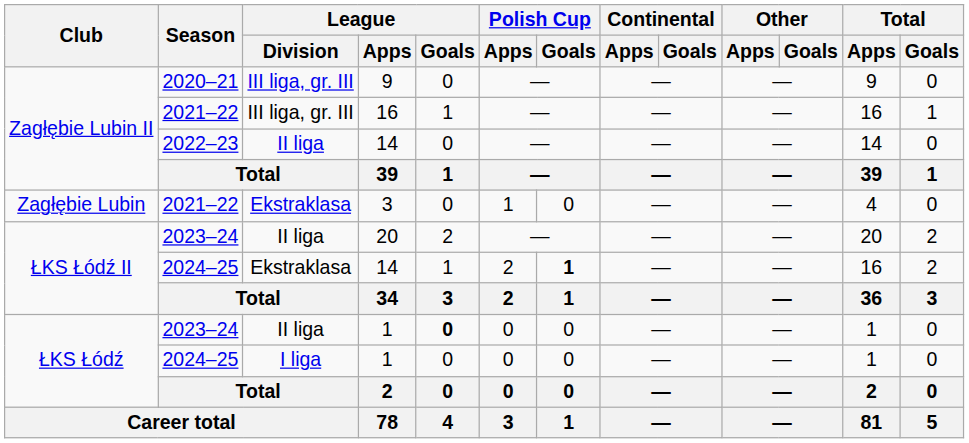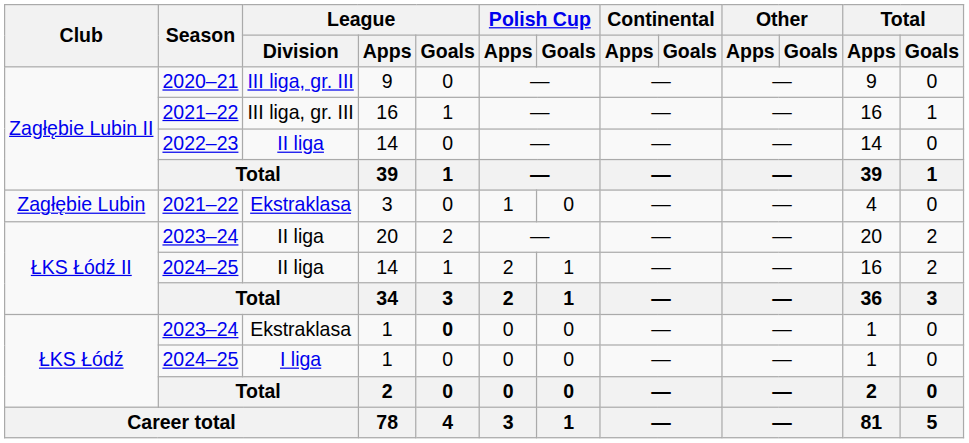(301, 267) Ekstraklasa -> (301, 267) II liga
(569, 267) bold -> (569, 267) normal
(301, 329) II liga -> (301, 329) Ekstraklasa
